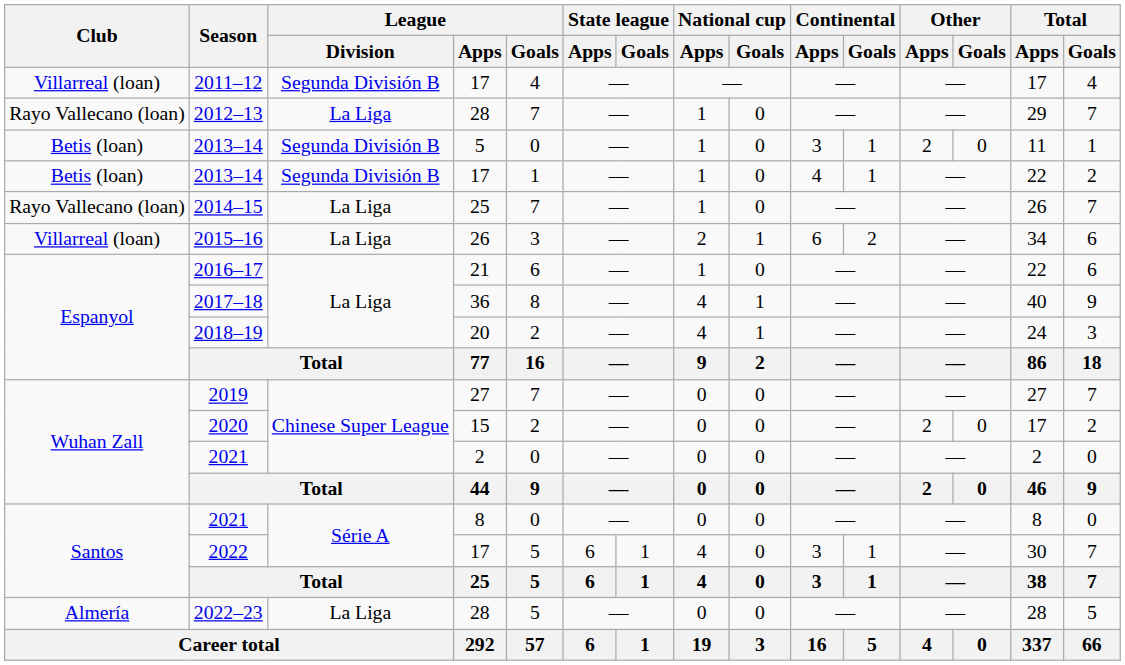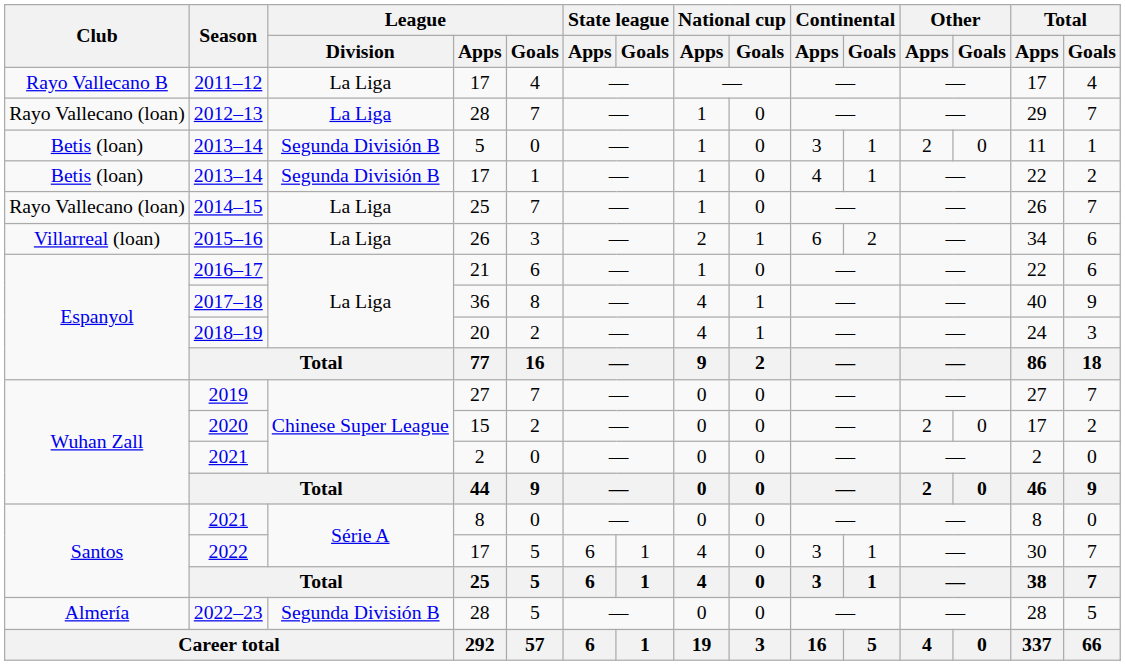(97, 82) Villarreal (loan) -> (97, 82) Rayo Vallecano B
(360, 82) Segunda División B -> (360, 82) La Liga
(360, 613) La Liga -> (360, 613) Segunda División B
